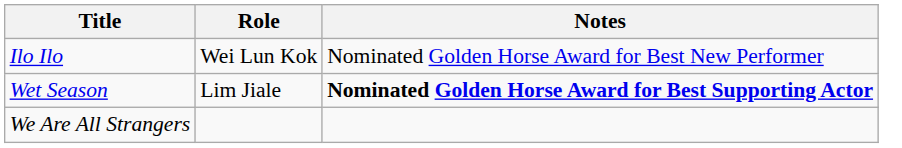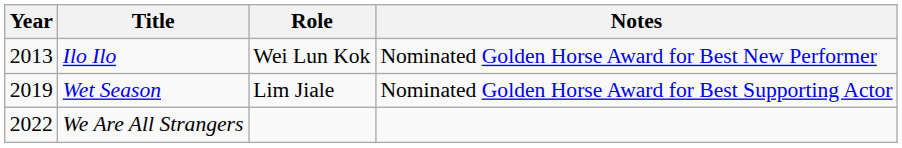+ column: (31, 21)
(600, 90) bold -> (636, 90) normal
